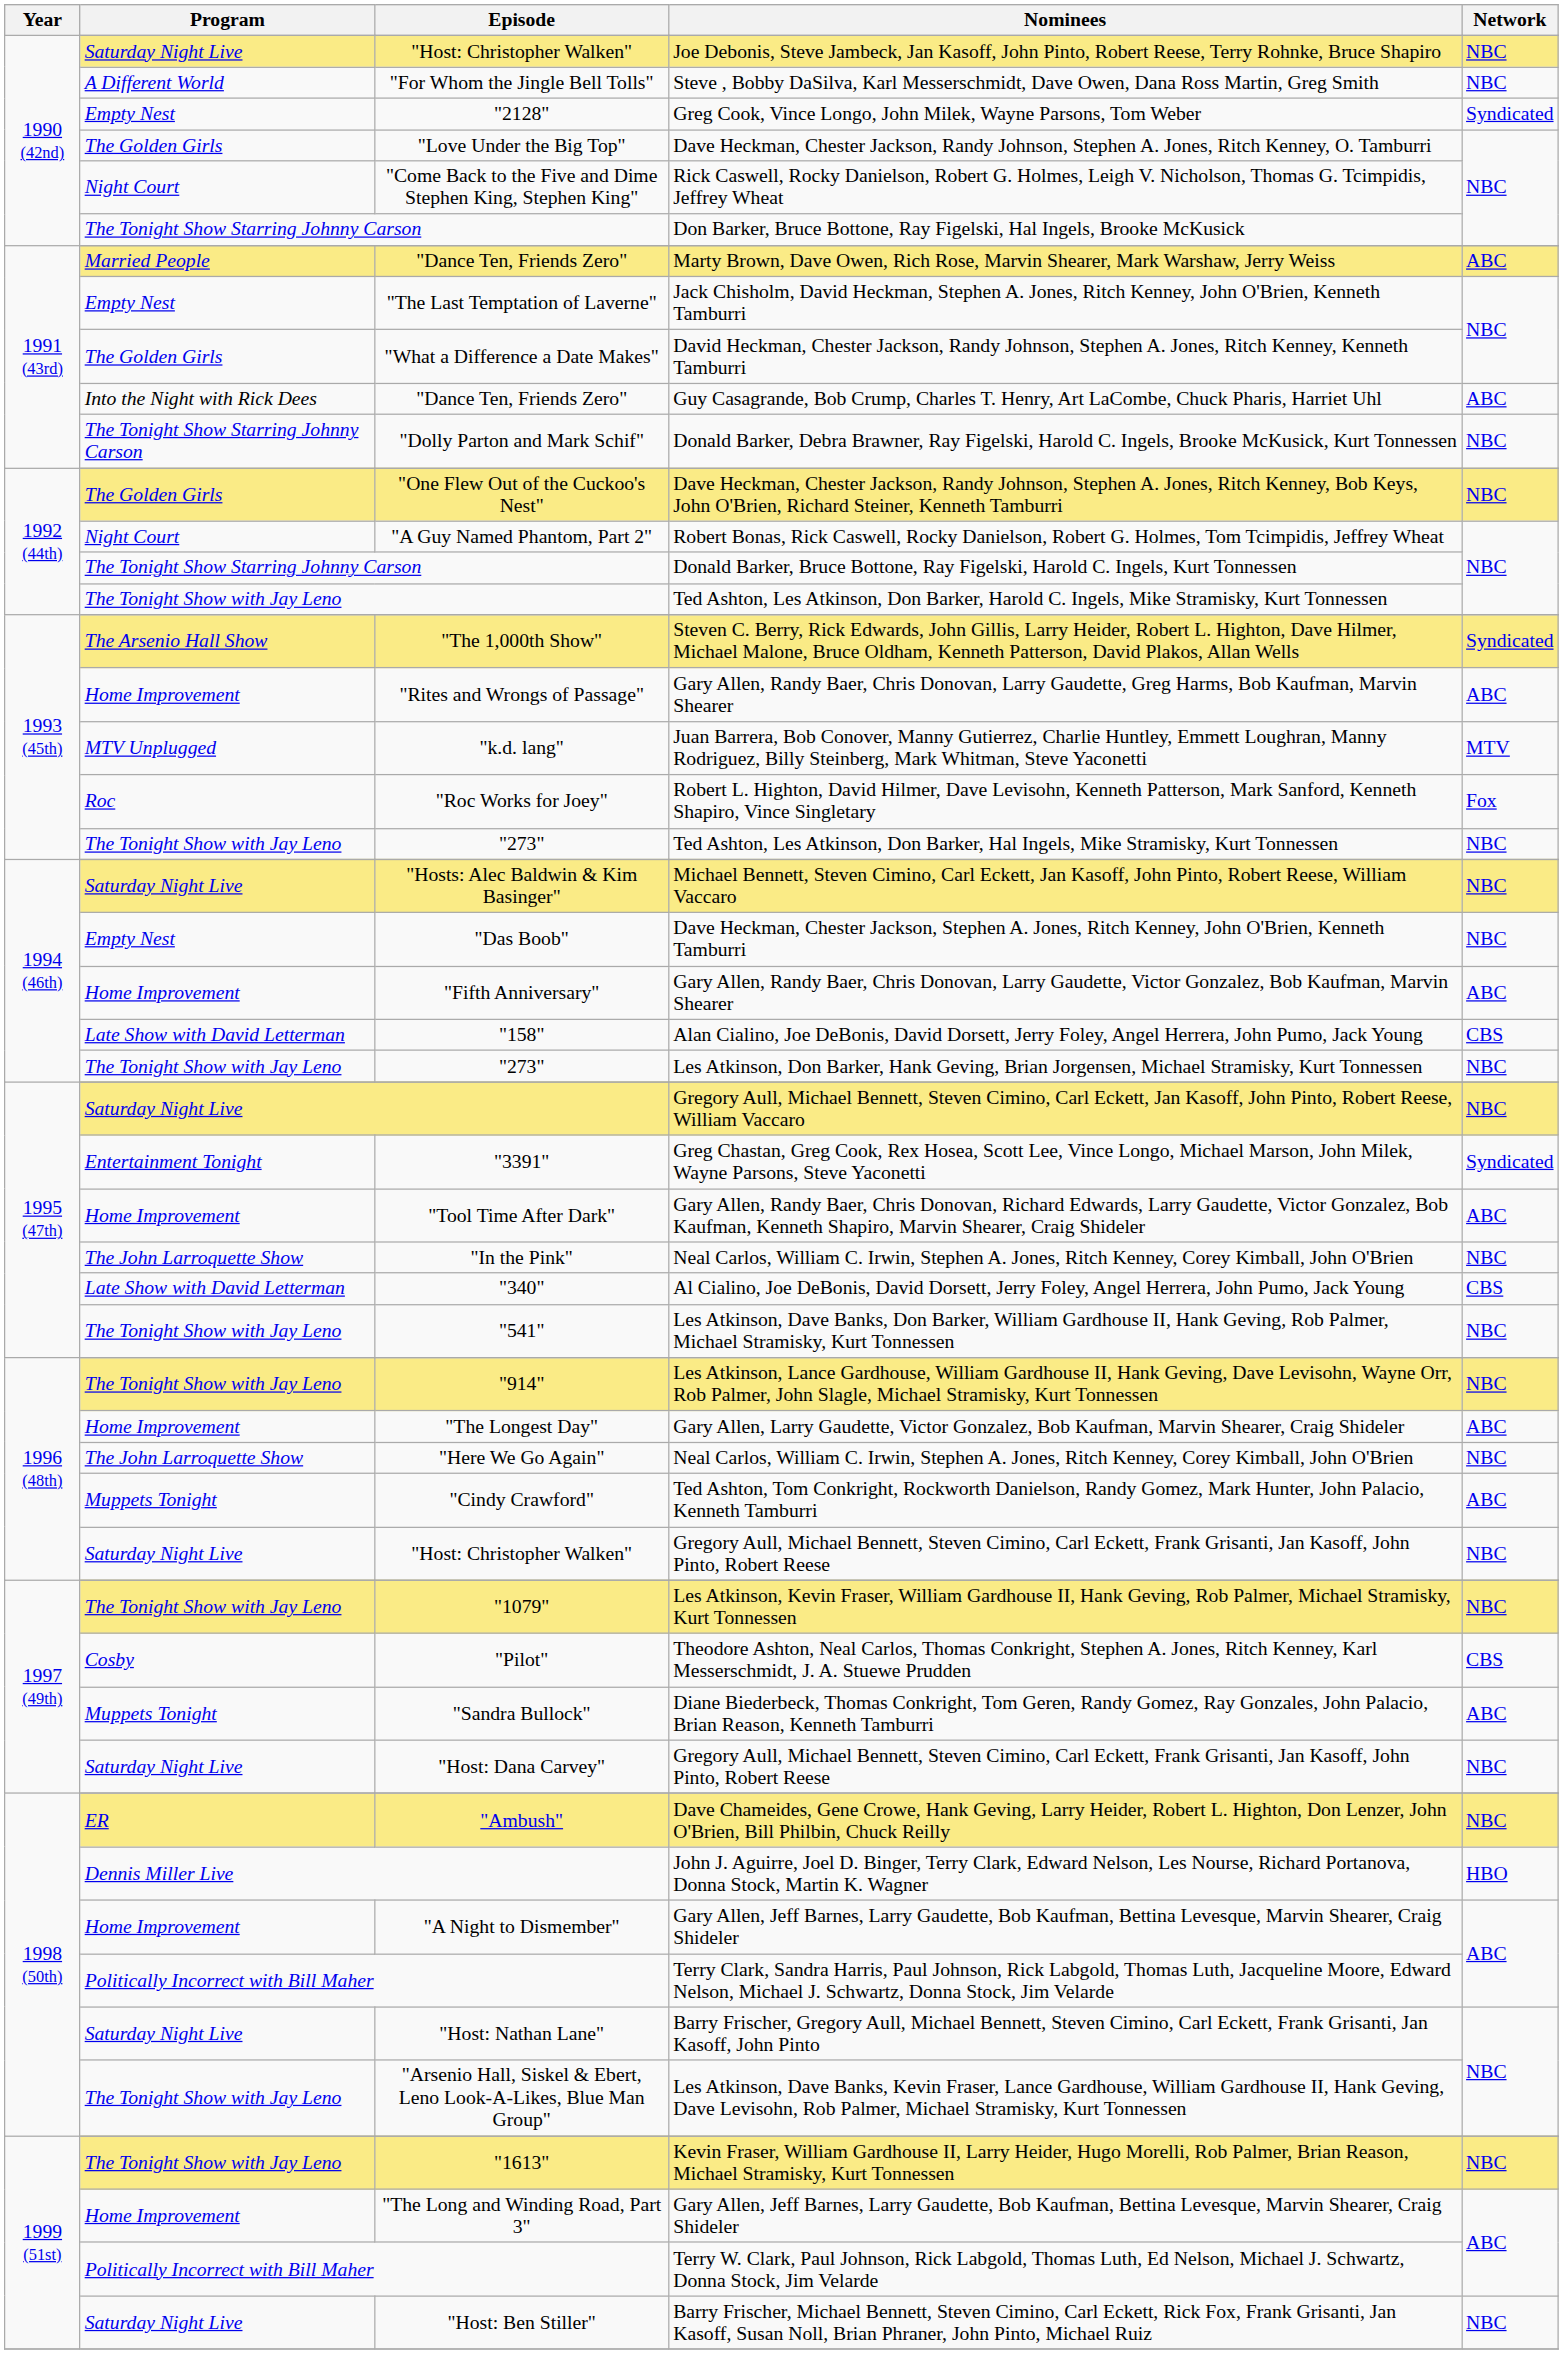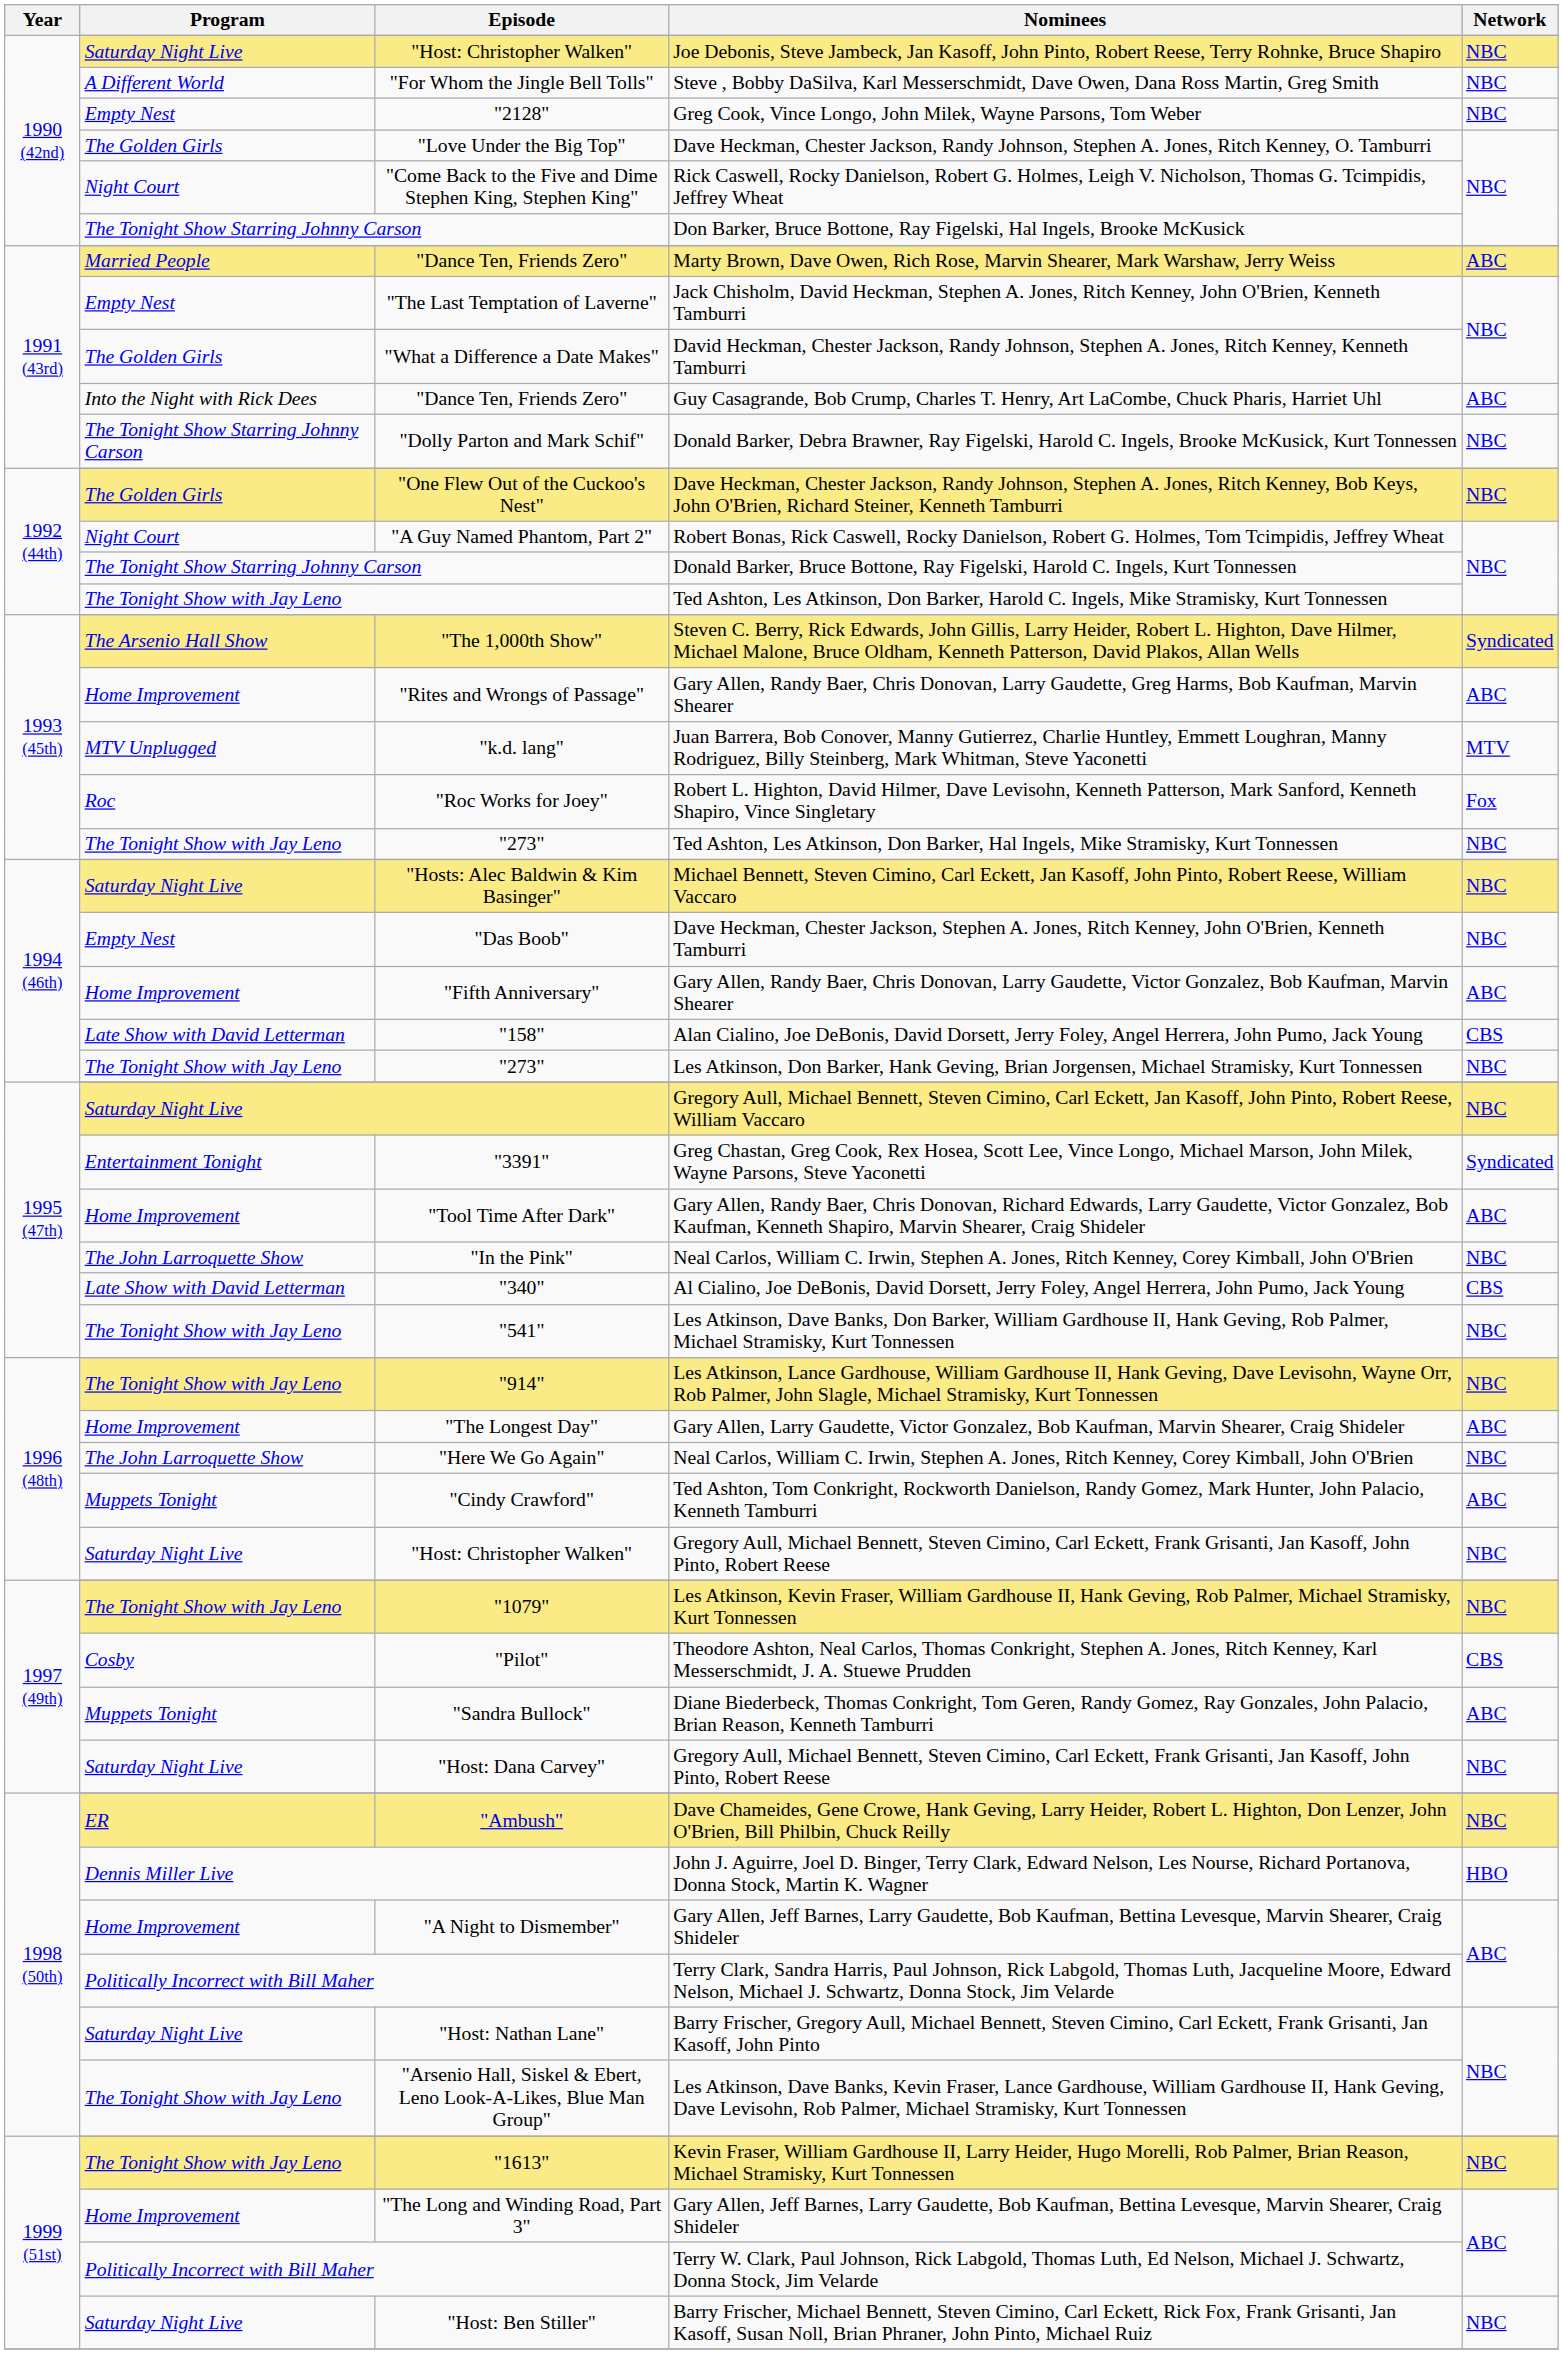(1510, 113) Syndicated -> (1486, 113) NBC
